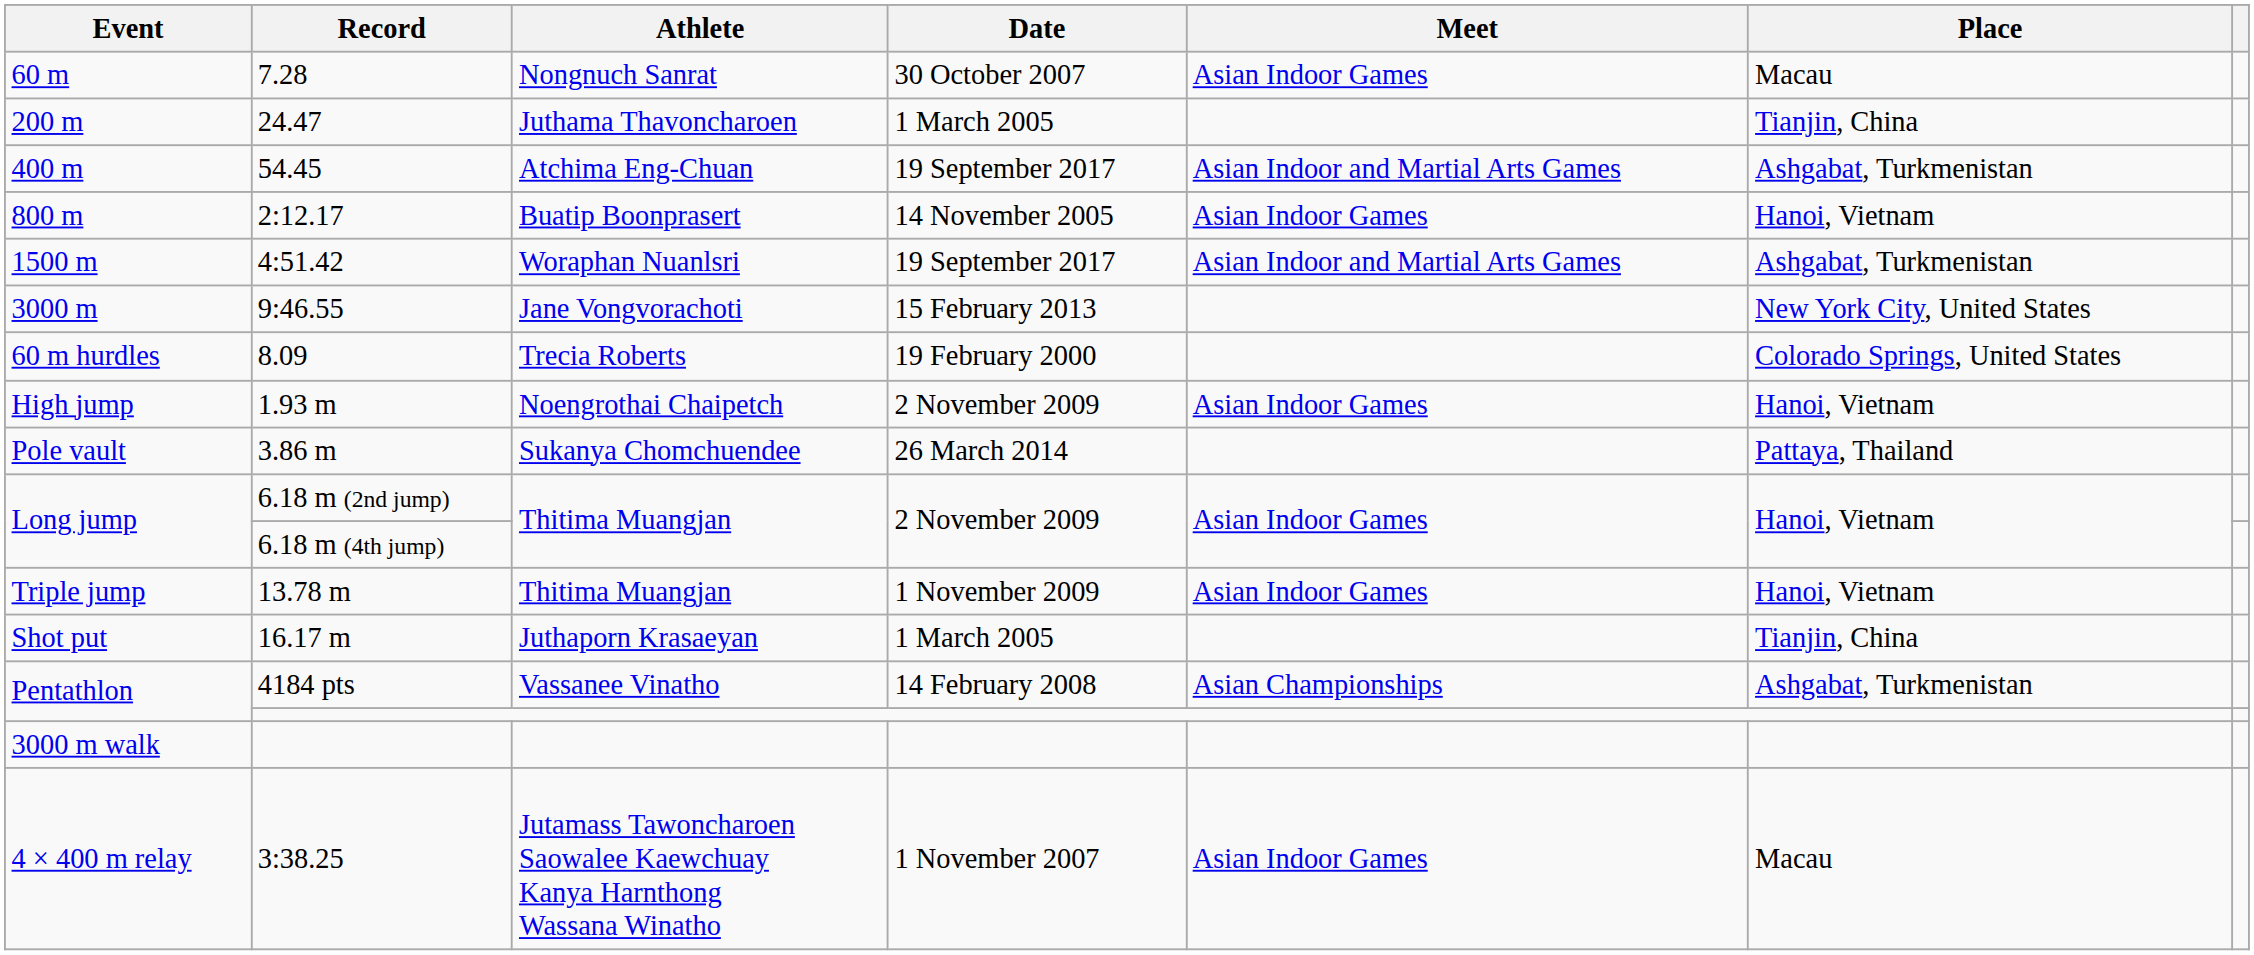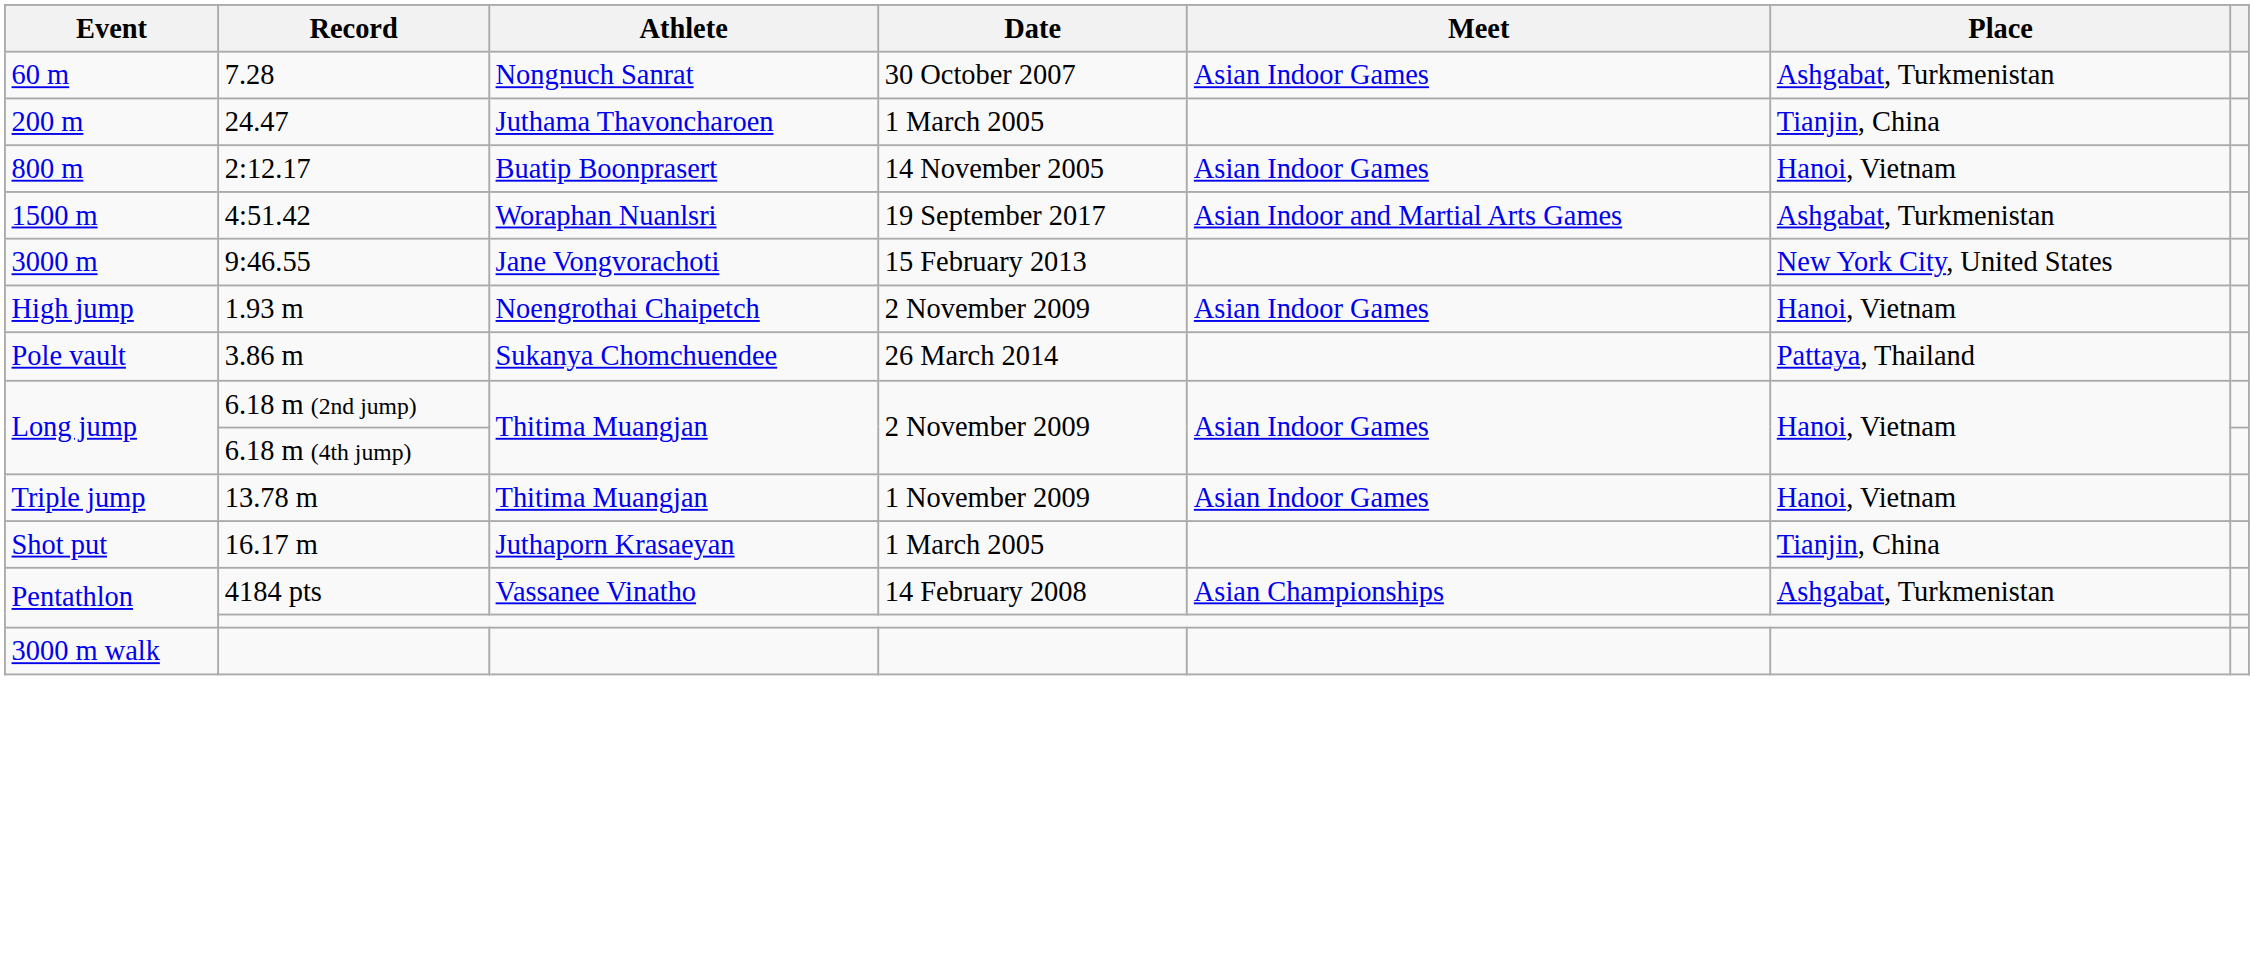(1794, 74) Macau -> (1916, 74) Ashgabat, Turkmenistan
- row: (47, 168)
- row: (86, 356)
- row: (102, 858)
